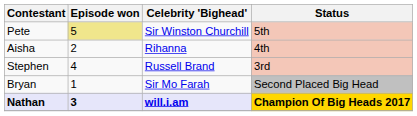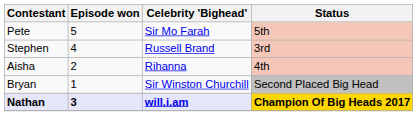(74, 31) khaki background -> (74, 31) no background
(197, 31) Sir Winston Churchill -> (177, 31) Sir Mo Farah
rows swapped: (21, 48) <-> (28, 66)
(177, 84) Sir Mo Farah -> (197, 84) Sir Winston Churchill
